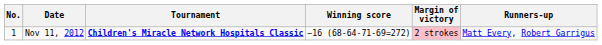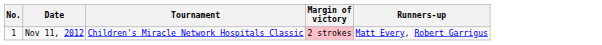- column: (359, 16)
(196, 34) bold -> (196, 34) normal
